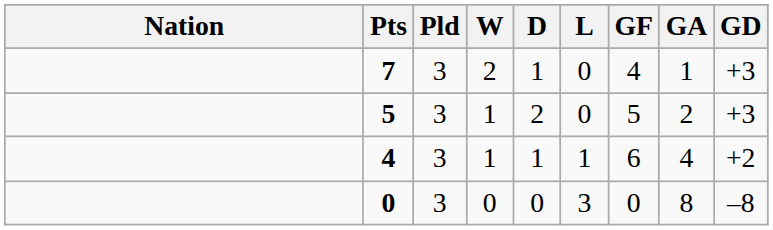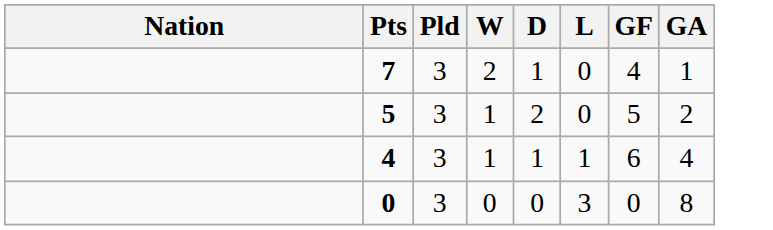- column: (741, 26)
